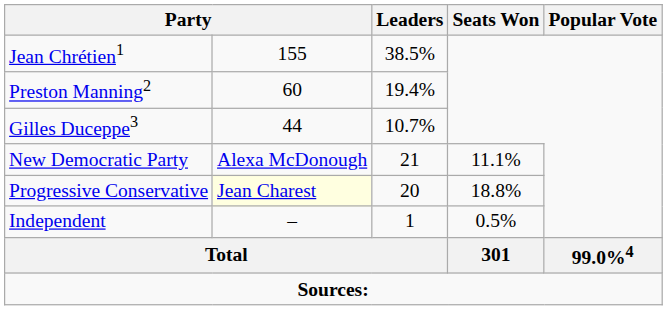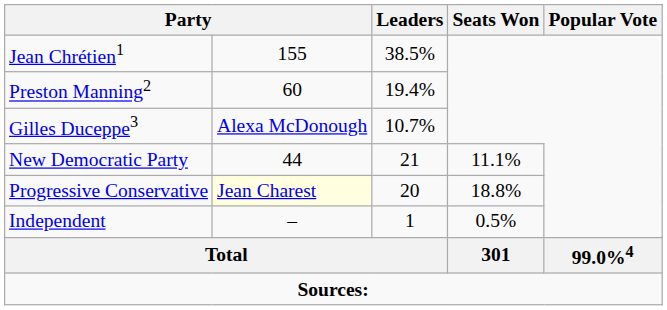(292, 126) 44 -> (292, 126) Alexa McDonough
(292, 159) Alexa McDonough -> (292, 159) 44
